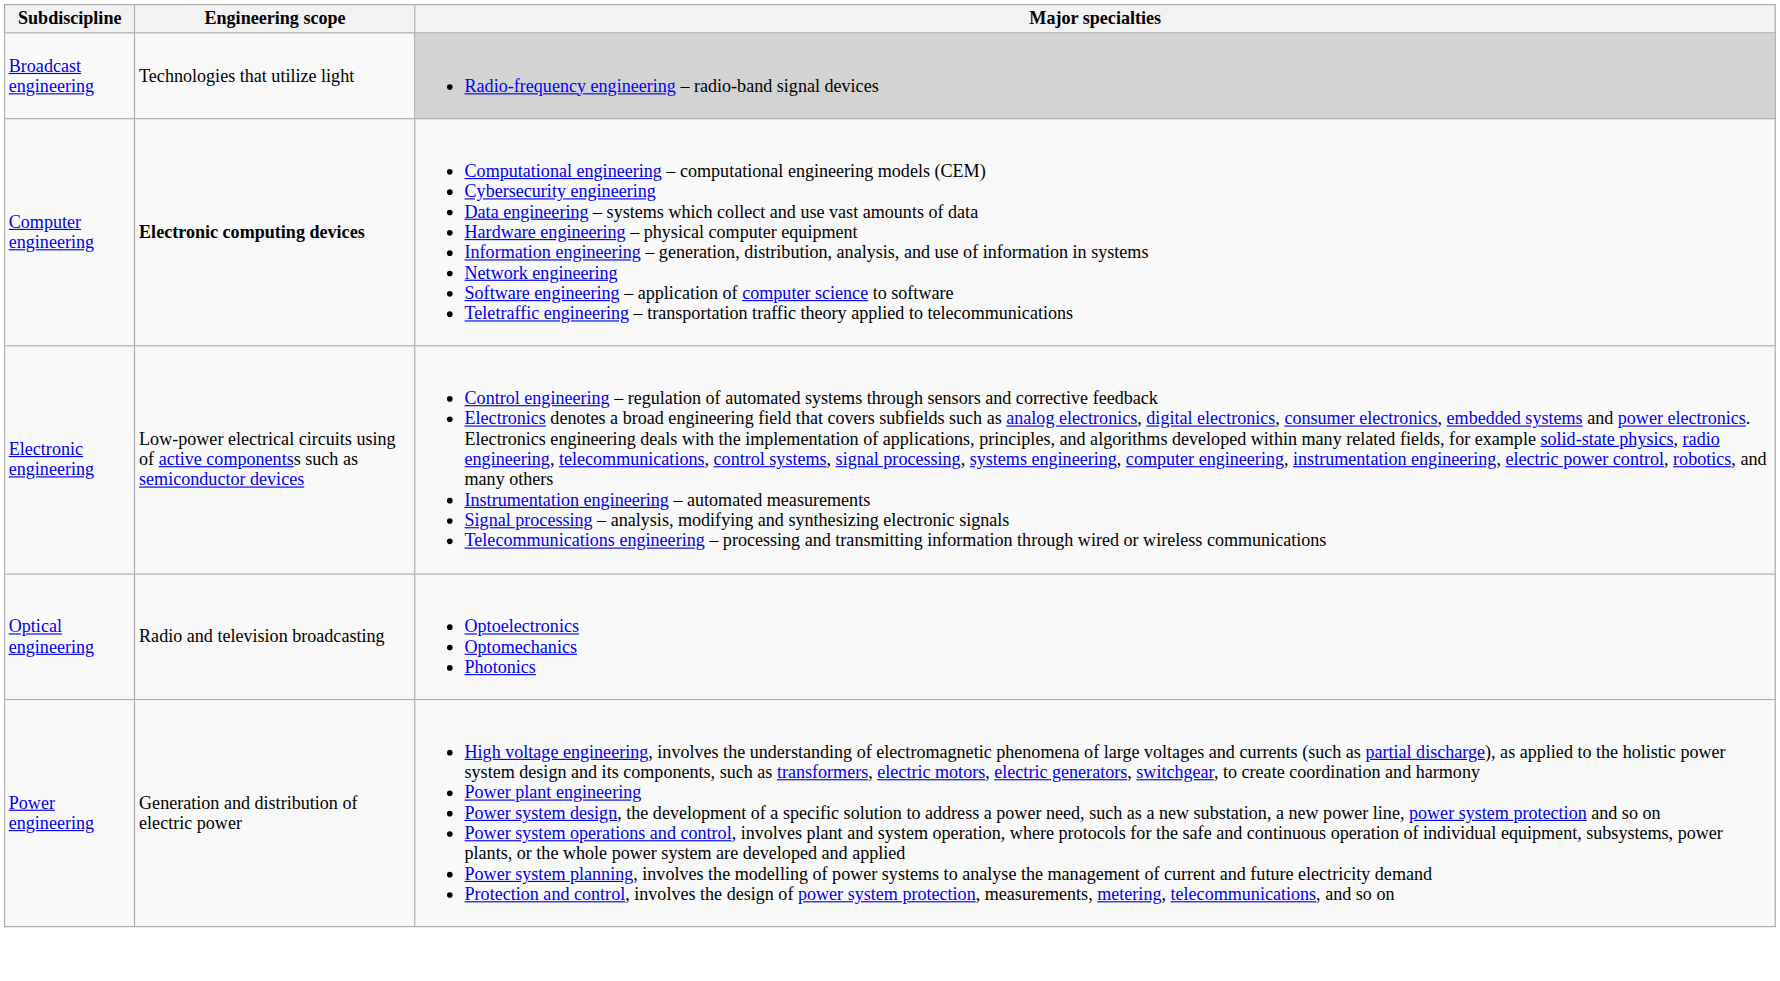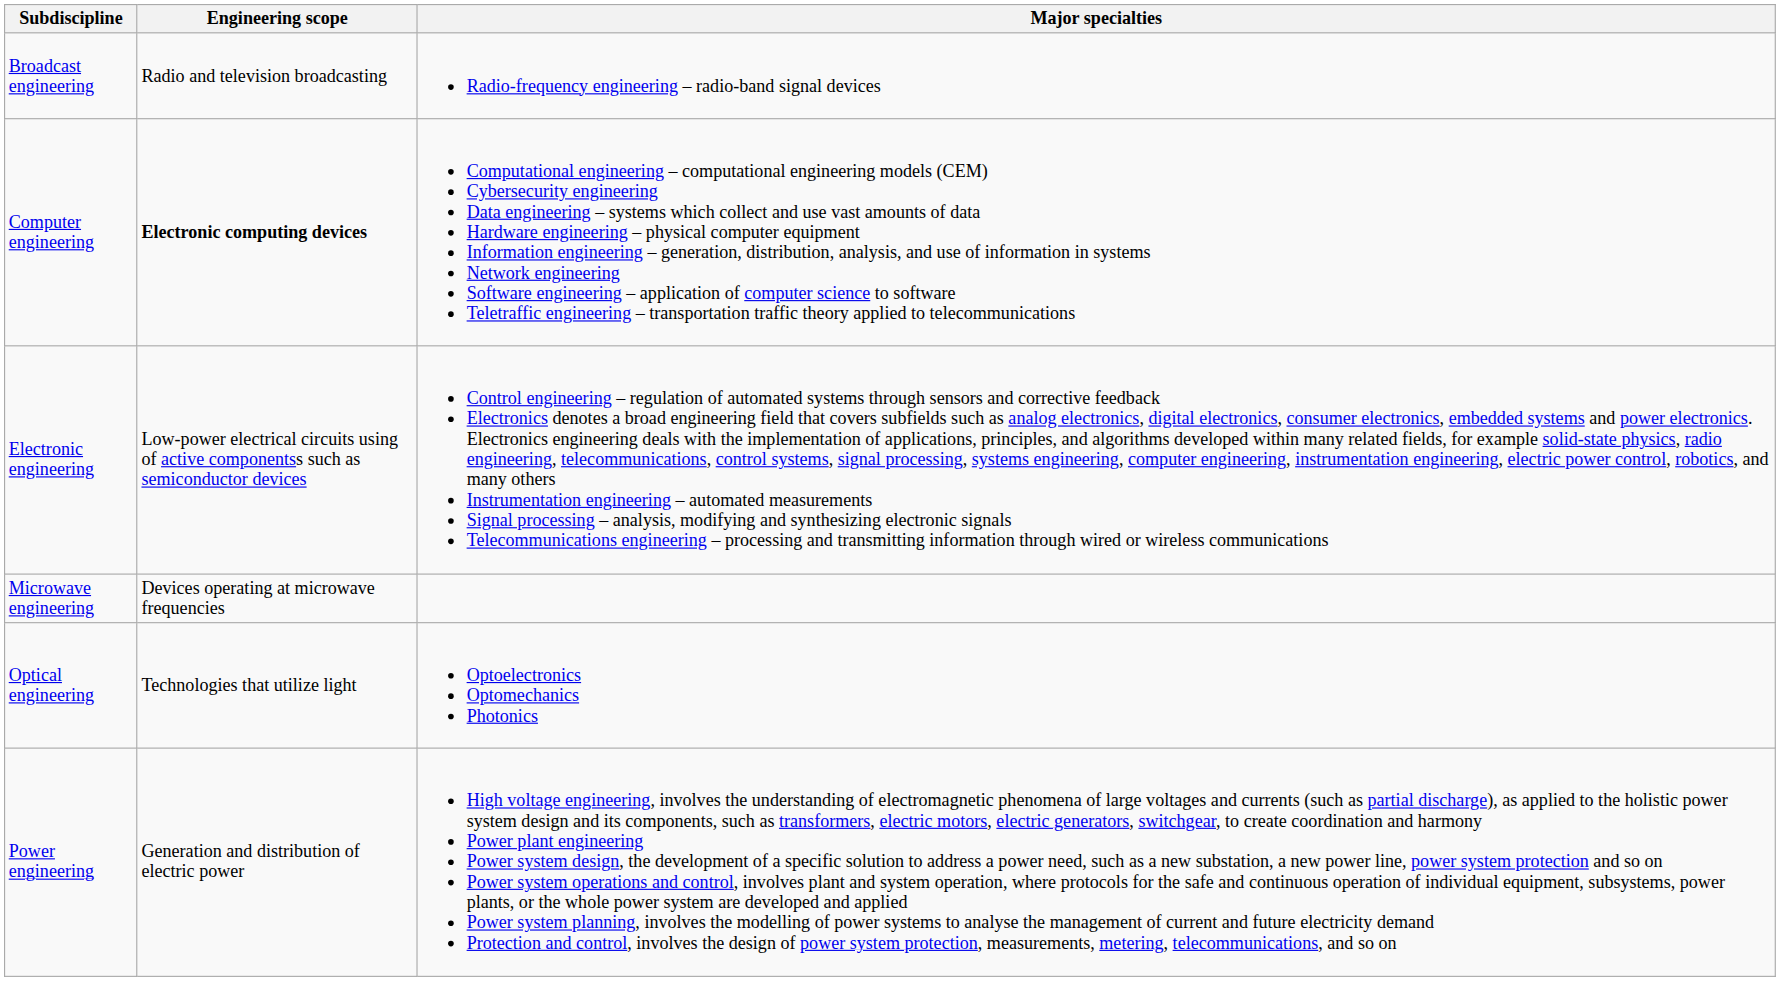(247, 75) Technologies that utilize light -> (264, 75) Radio and television broadcasting
(1095, 86) lightgrey background -> (1096, 86) no background
+ row: (51, 597)
(262, 636) Radio and television broadcasting -> (249, 685) Technologies that utilize light
